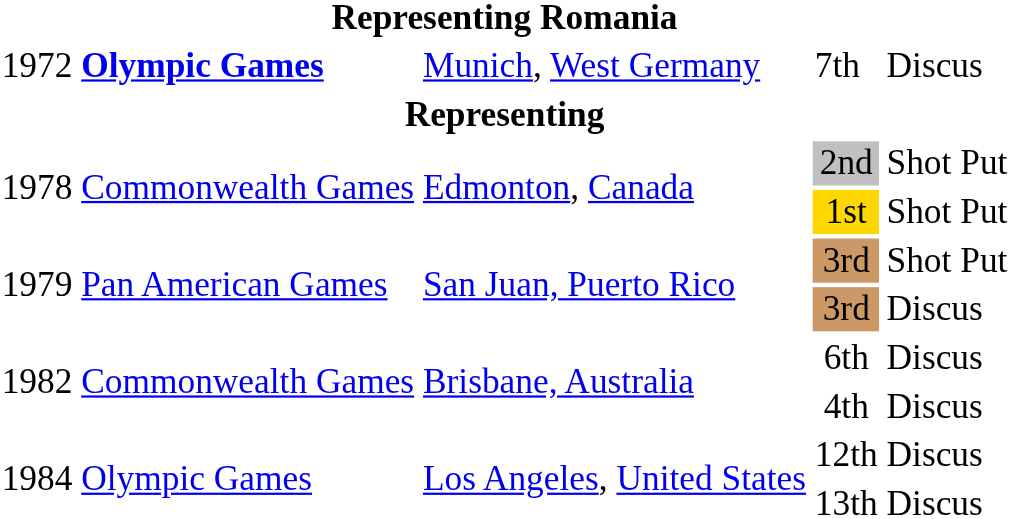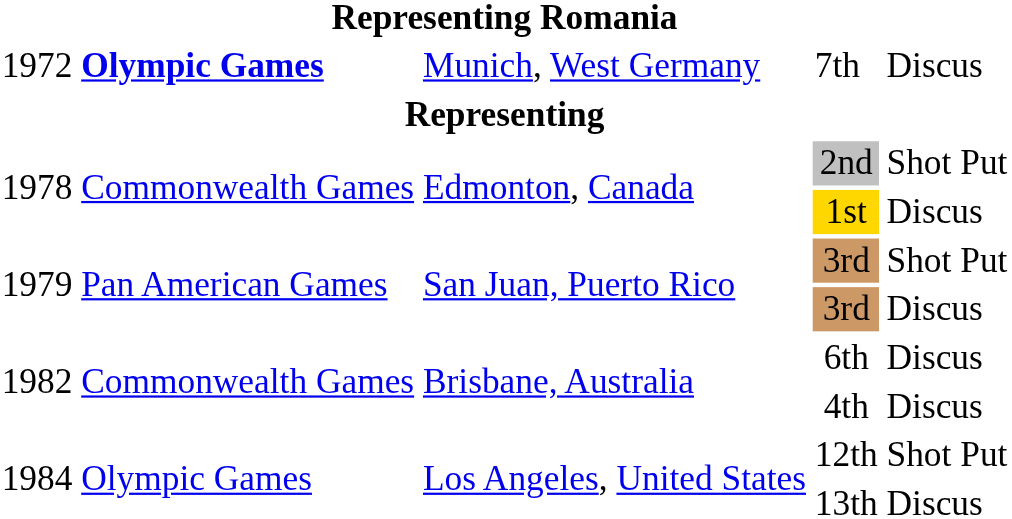(947, 211) Shot Put -> (935, 211) Discus
(935, 454) Discus -> (947, 454) Shot Put
